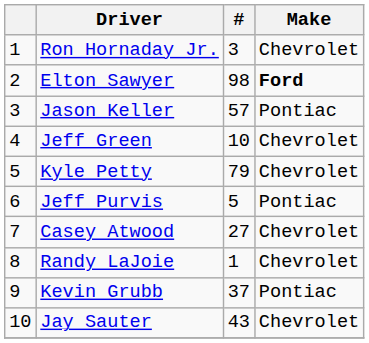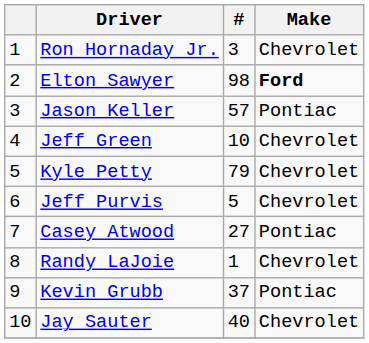(298, 202) Pontiac -> (309, 202) Chevrolet
(309, 232) Chevrolet -> (298, 232) Pontiac
(239, 323) 43 -> (239, 323) 40
